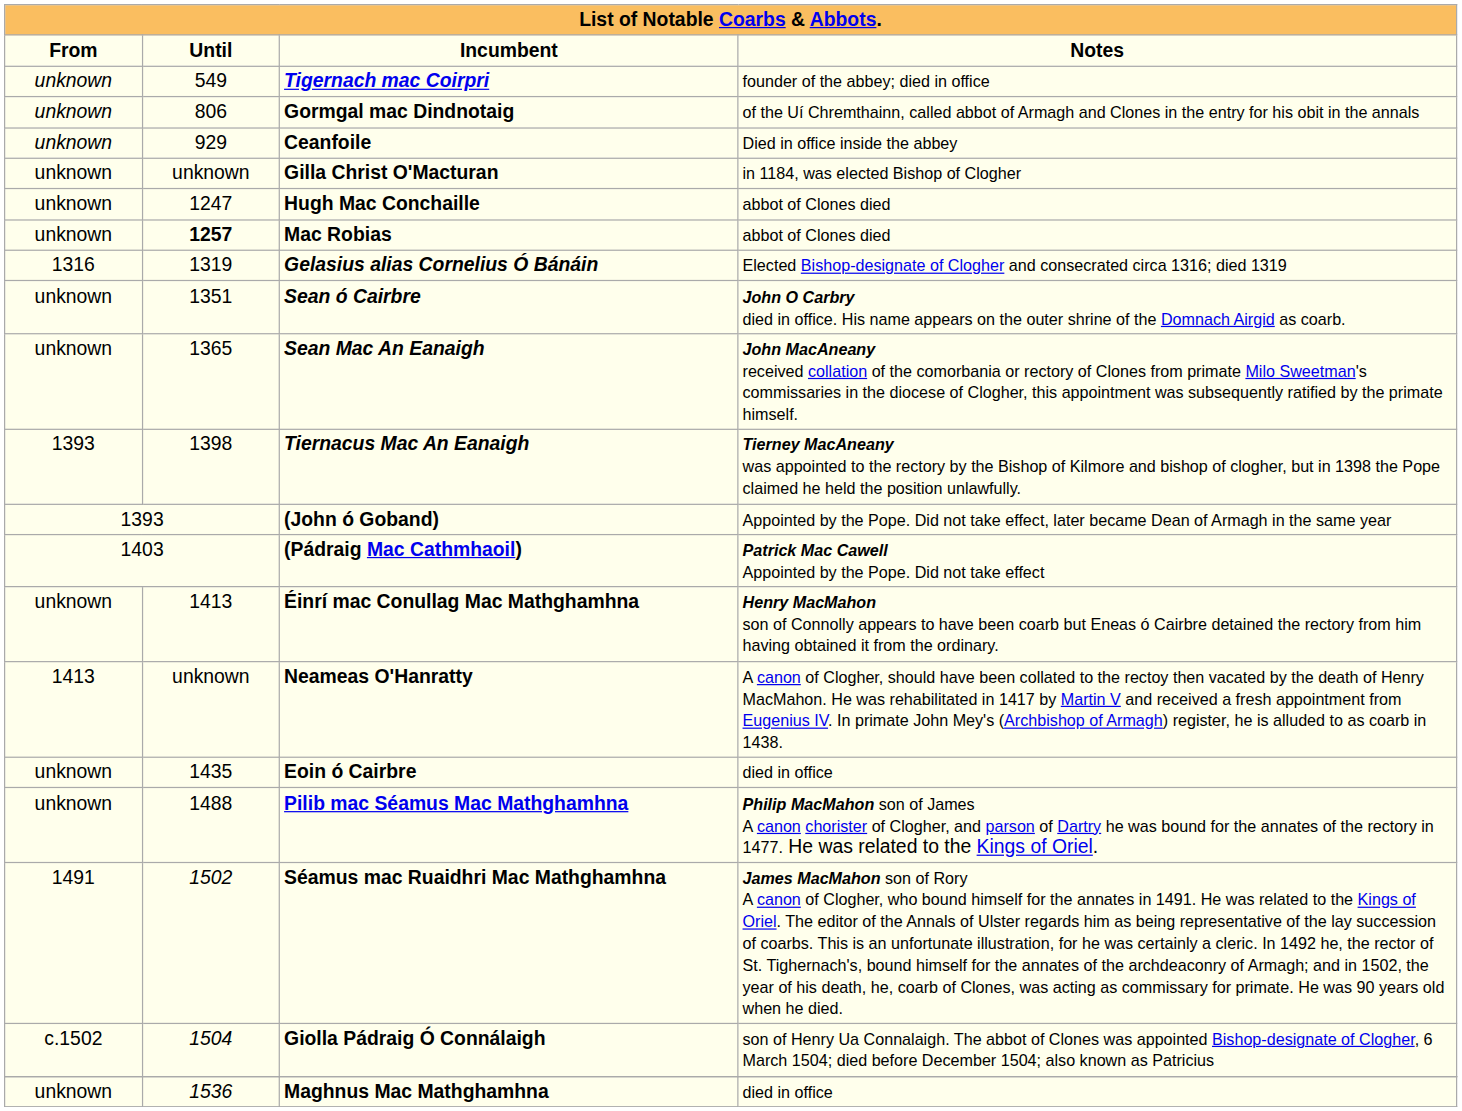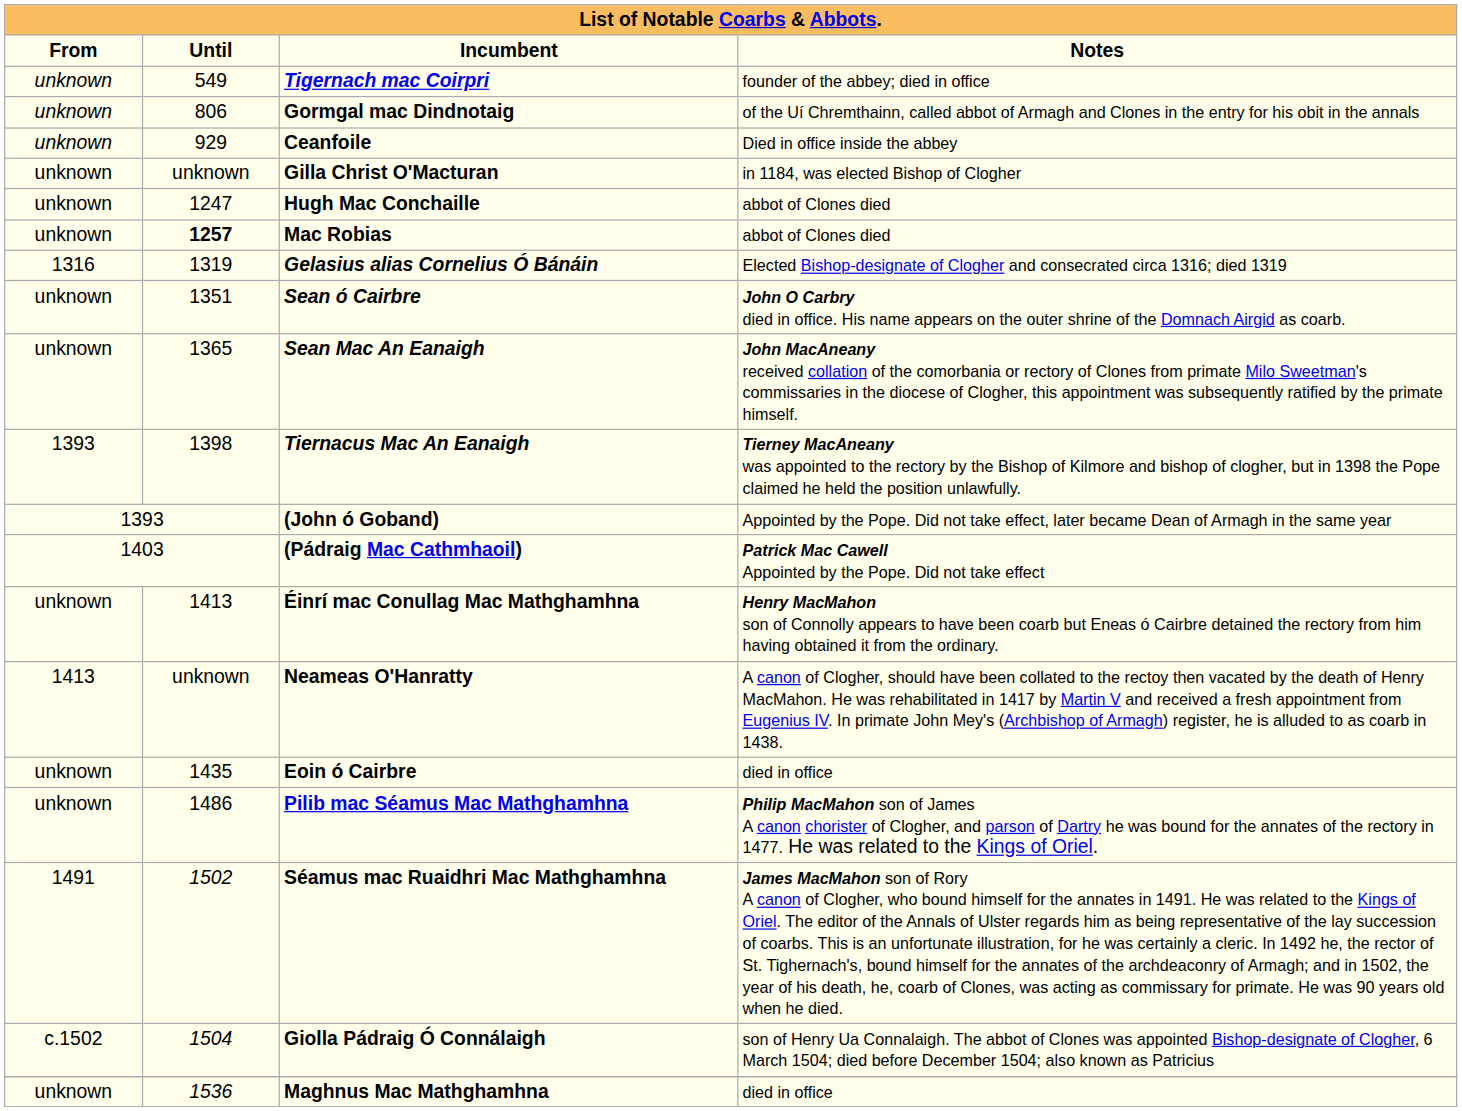(211, 803) 1488 -> (211, 803) 1486
